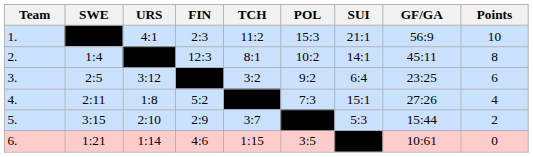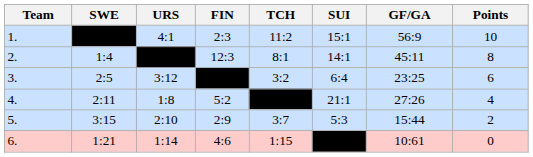- column: (307, 15)
(359, 36) 21:1 -> (339, 36) 15:1
(359, 99) 15:1 -> (339, 99) 21:1
